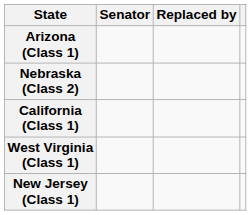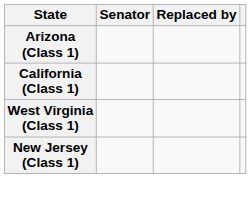- row: (50, 81)
